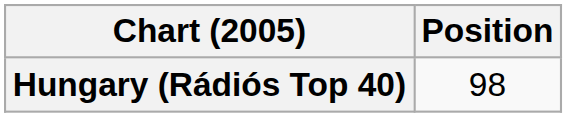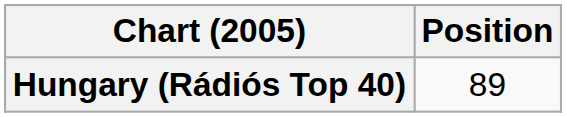(487, 84) 98 -> (487, 84) 89
